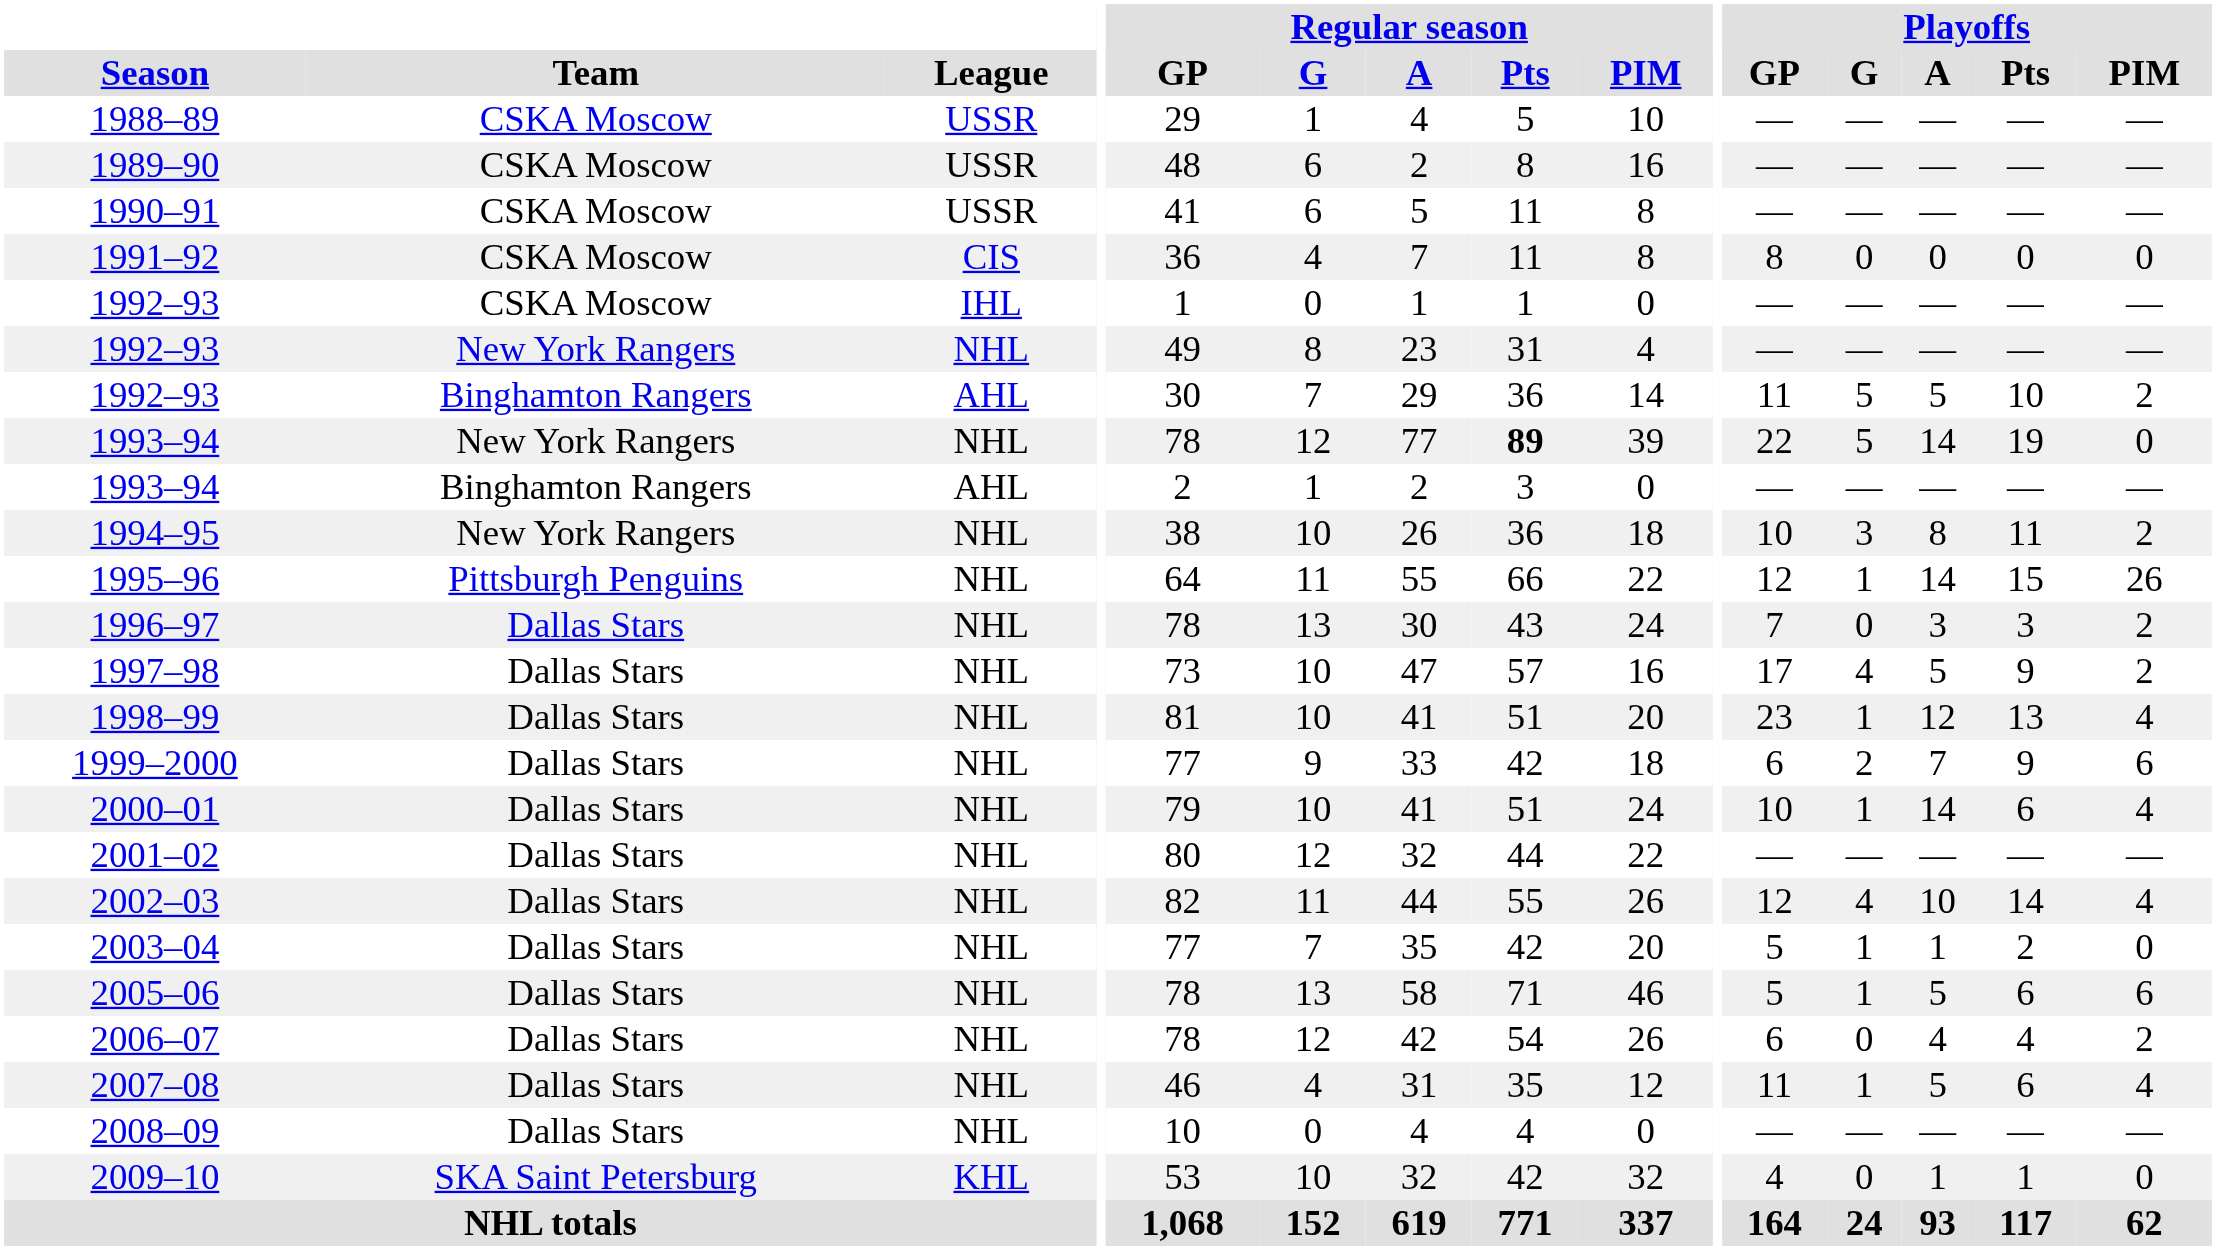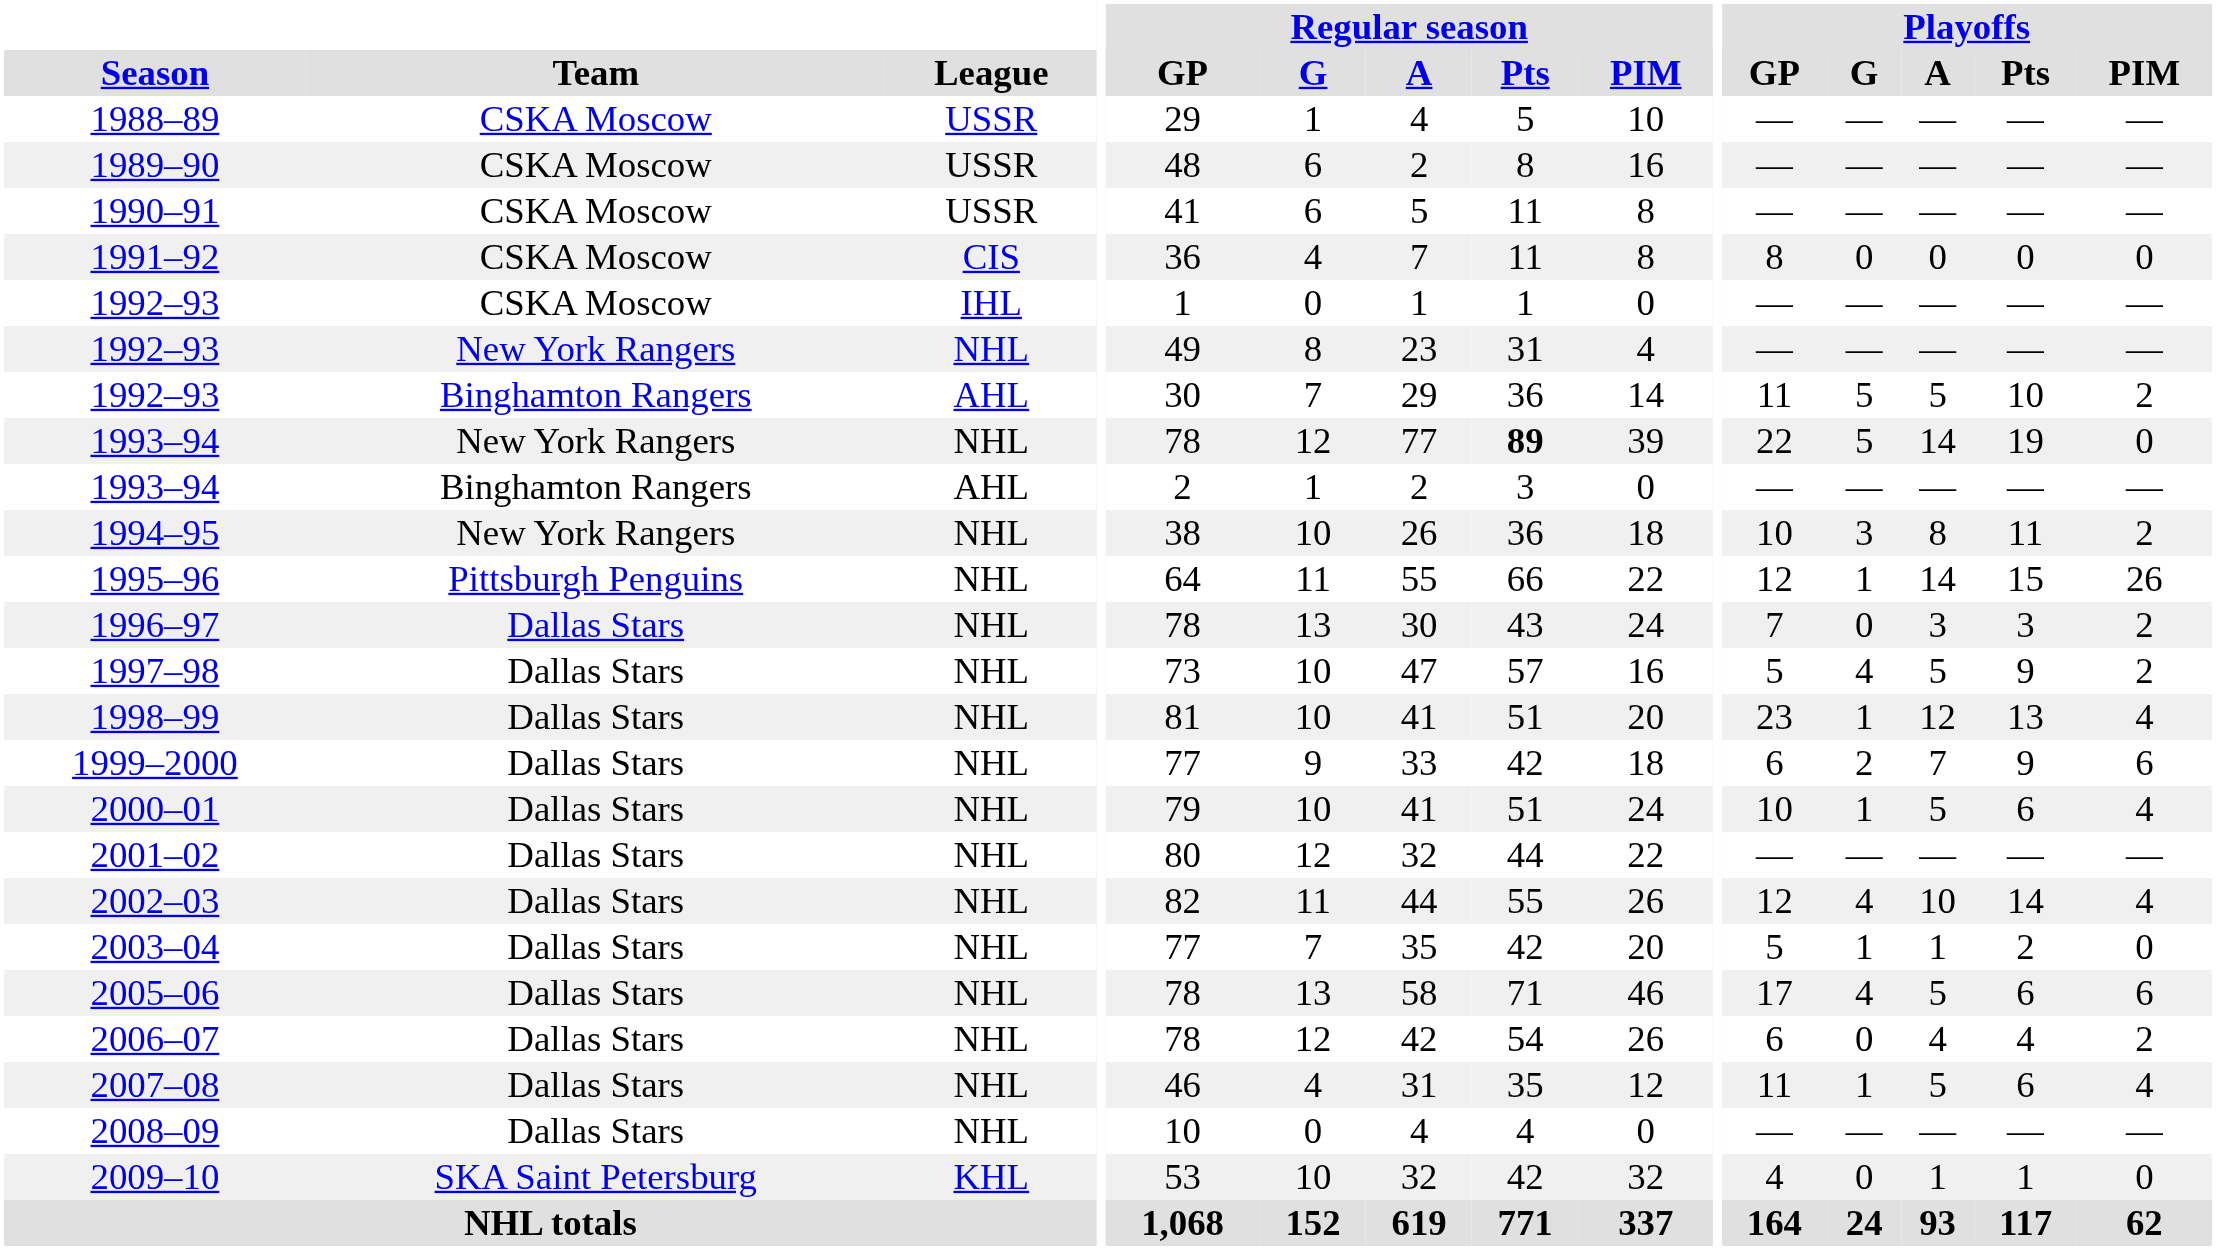(1774, 670) 17 -> (1774, 670) 5
(1938, 808) 14 -> (1938, 808) 5
(1774, 992) 5 -> (1774, 992) 17
(1864, 992) 1 -> (1864, 992) 4
